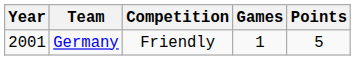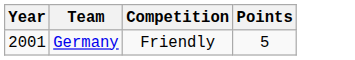- column: (260, 17)
